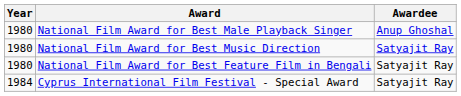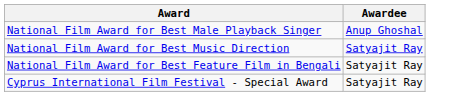- column: (20, 13)
